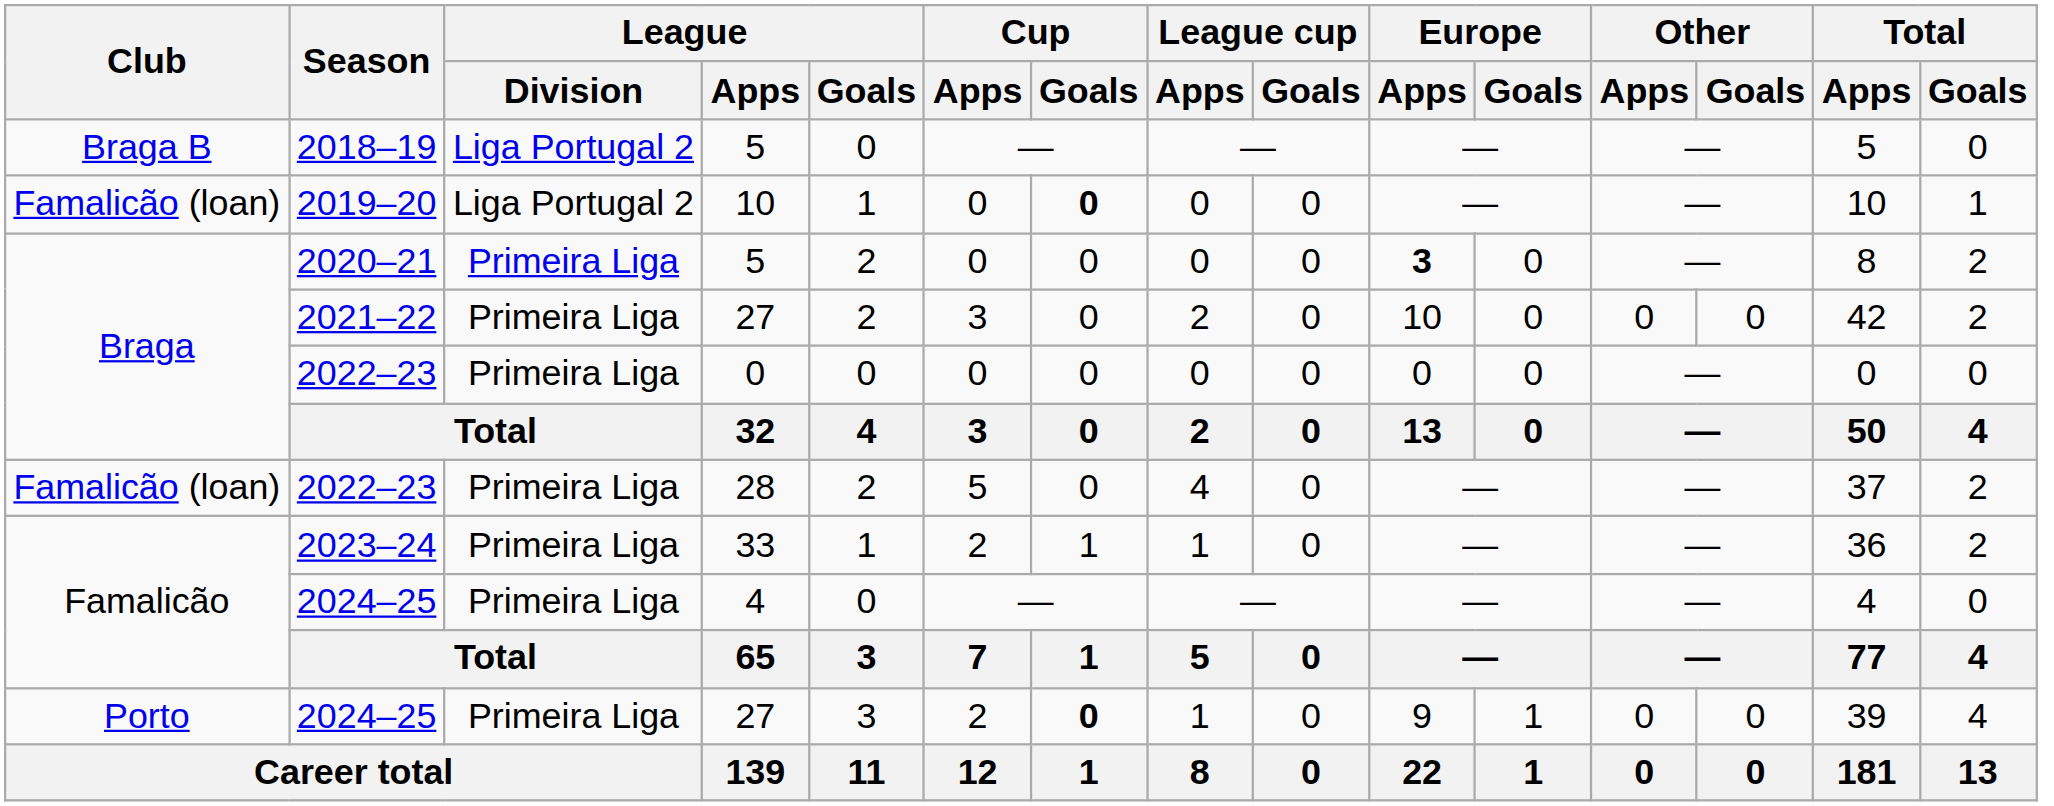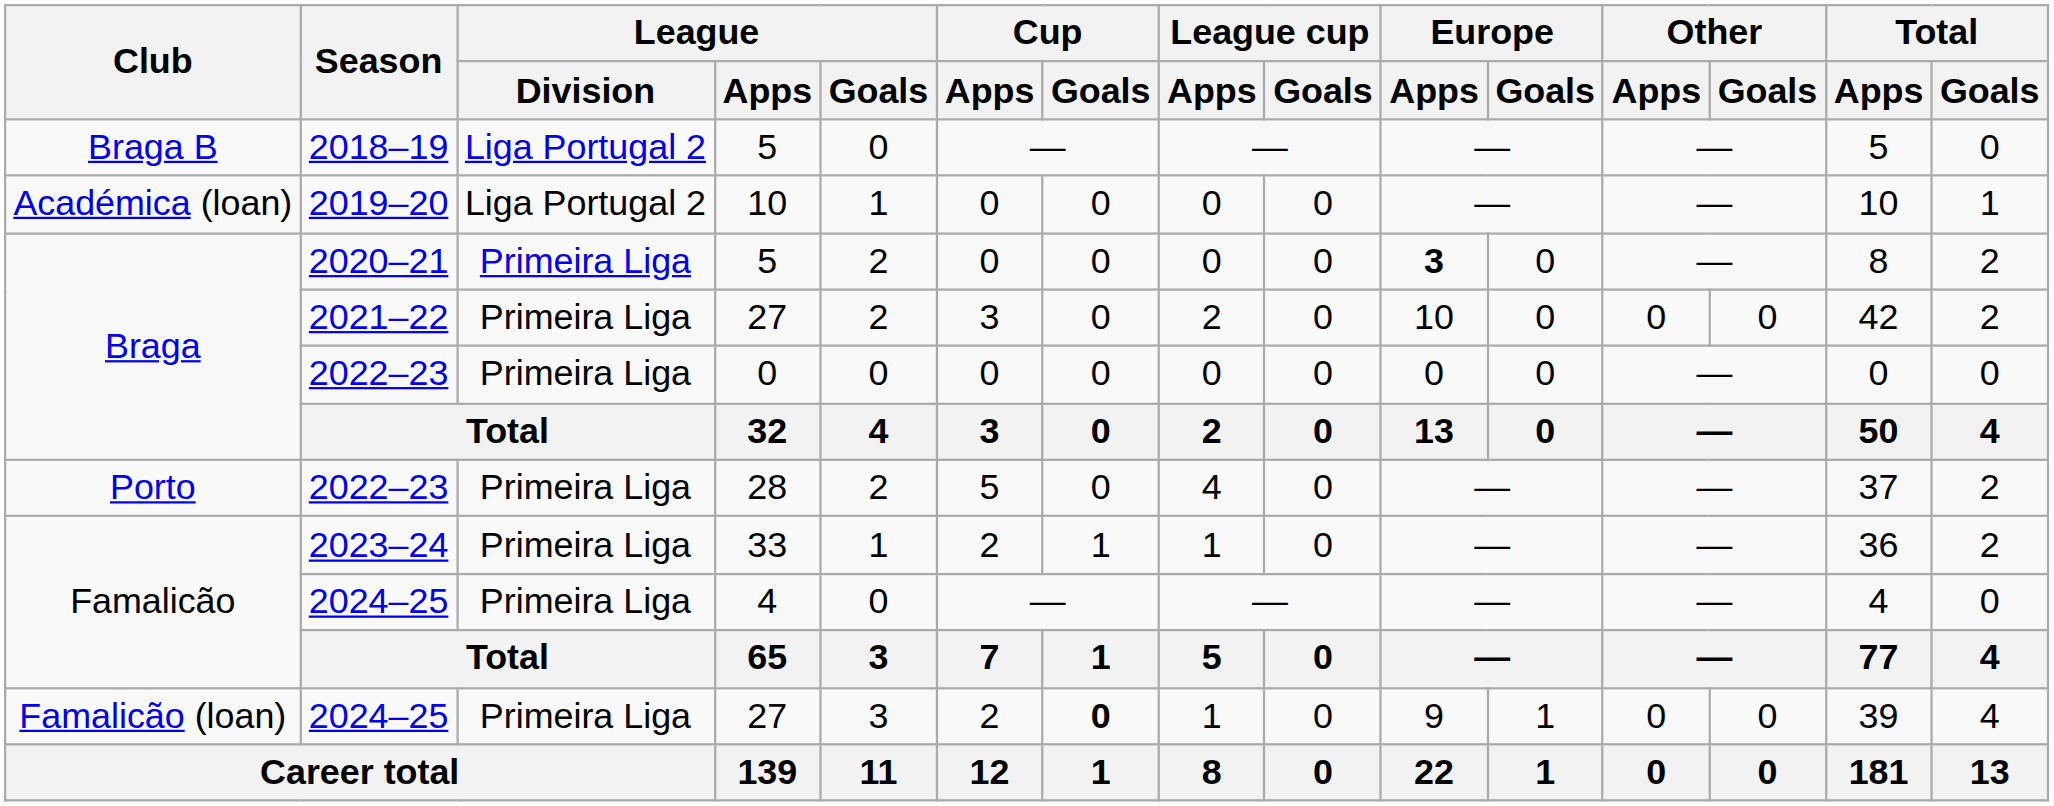(147, 203) Famalicão (loan) -> (153, 203) Académica (loan)
(1089, 203) bold -> (1101, 203) normal
(147, 487) Famalicão (loan) -> (153, 487) Porto
(147, 715) Porto -> (153, 715) Famalicão (loan)
